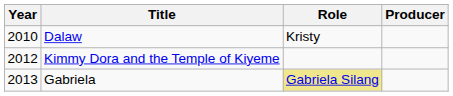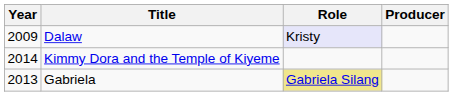(23, 36) 2010 -> (23, 36) 2009
(303, 36) no background -> (303, 36) lavender background
(23, 58) 2012 -> (23, 58) 2014
